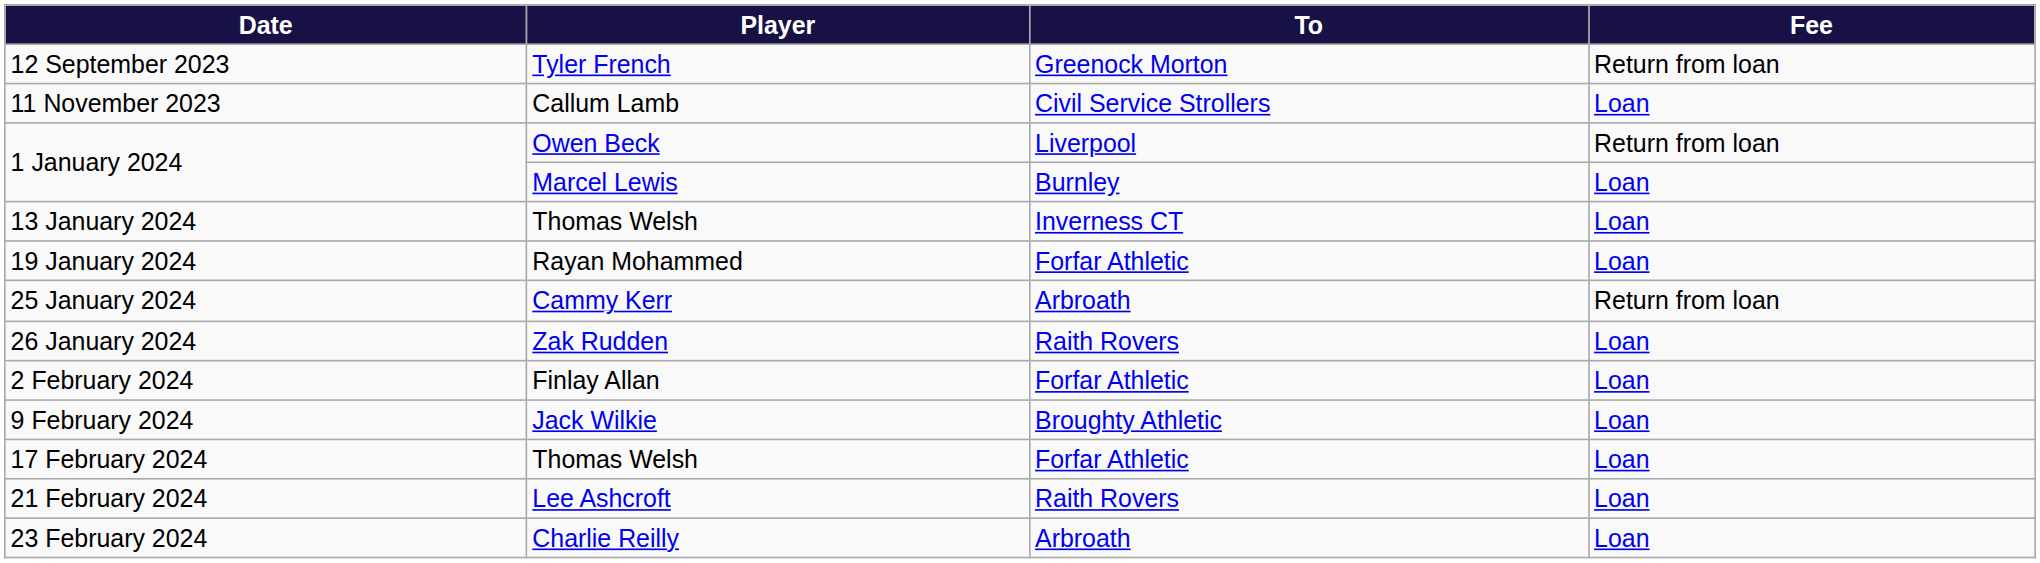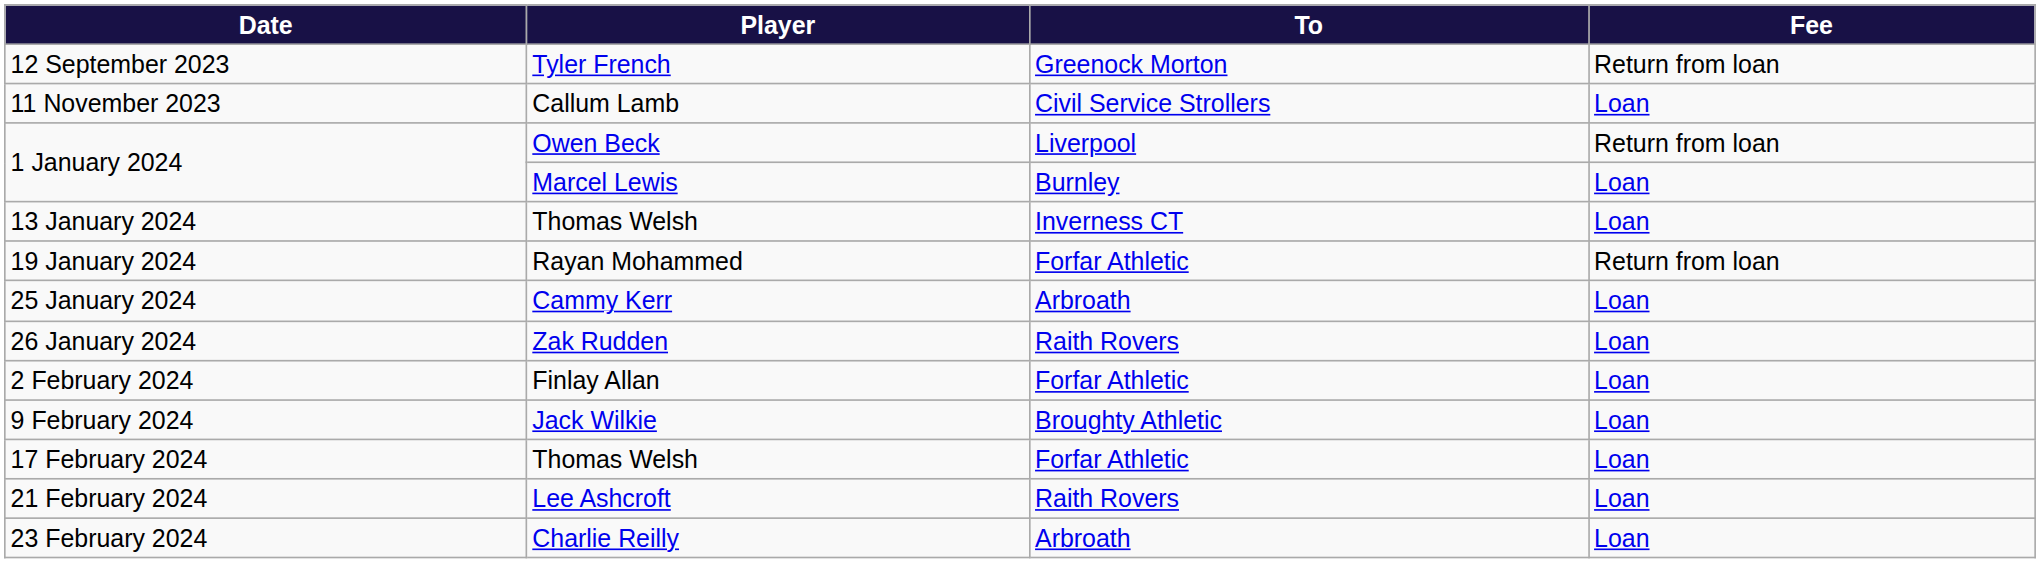(1622, 262) Loan -> (1687, 262) Return from loan
(1687, 301) Return from loan -> (1622, 301) Loan
